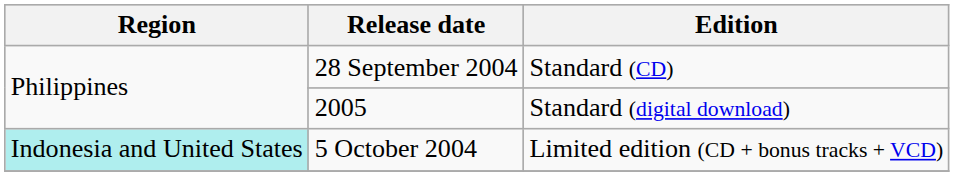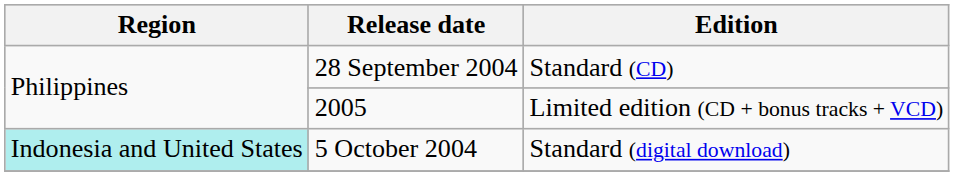(660, 107) Standard (digital download) -> (736, 107) Limited edition (CD + bonus tracks + VCD)
(736, 149) Limited edition (CD + bonus tracks + VCD) -> (660, 149) Standard (digital download)
